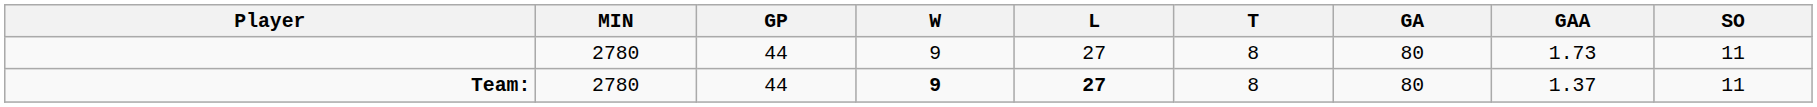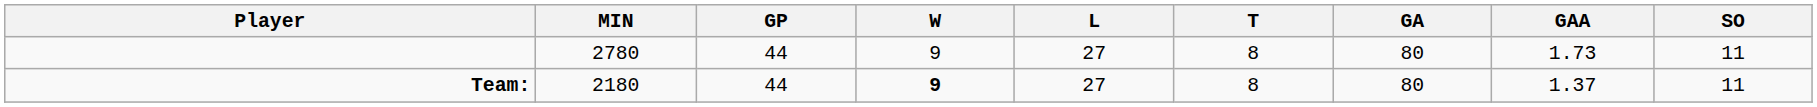(616, 85) 2780 -> (616, 85) 2180
(1094, 85) bold -> (1094, 85) normal
